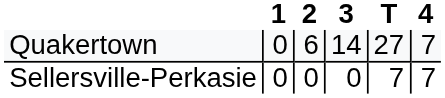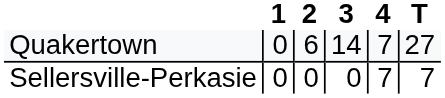columns swapped: (426, 14) <-> (389, 14)
